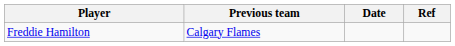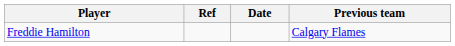columns swapped: (264, 13) <-> (427, 13)
